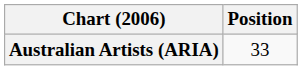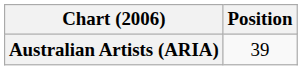(260, 49) 33 -> (260, 49) 39
